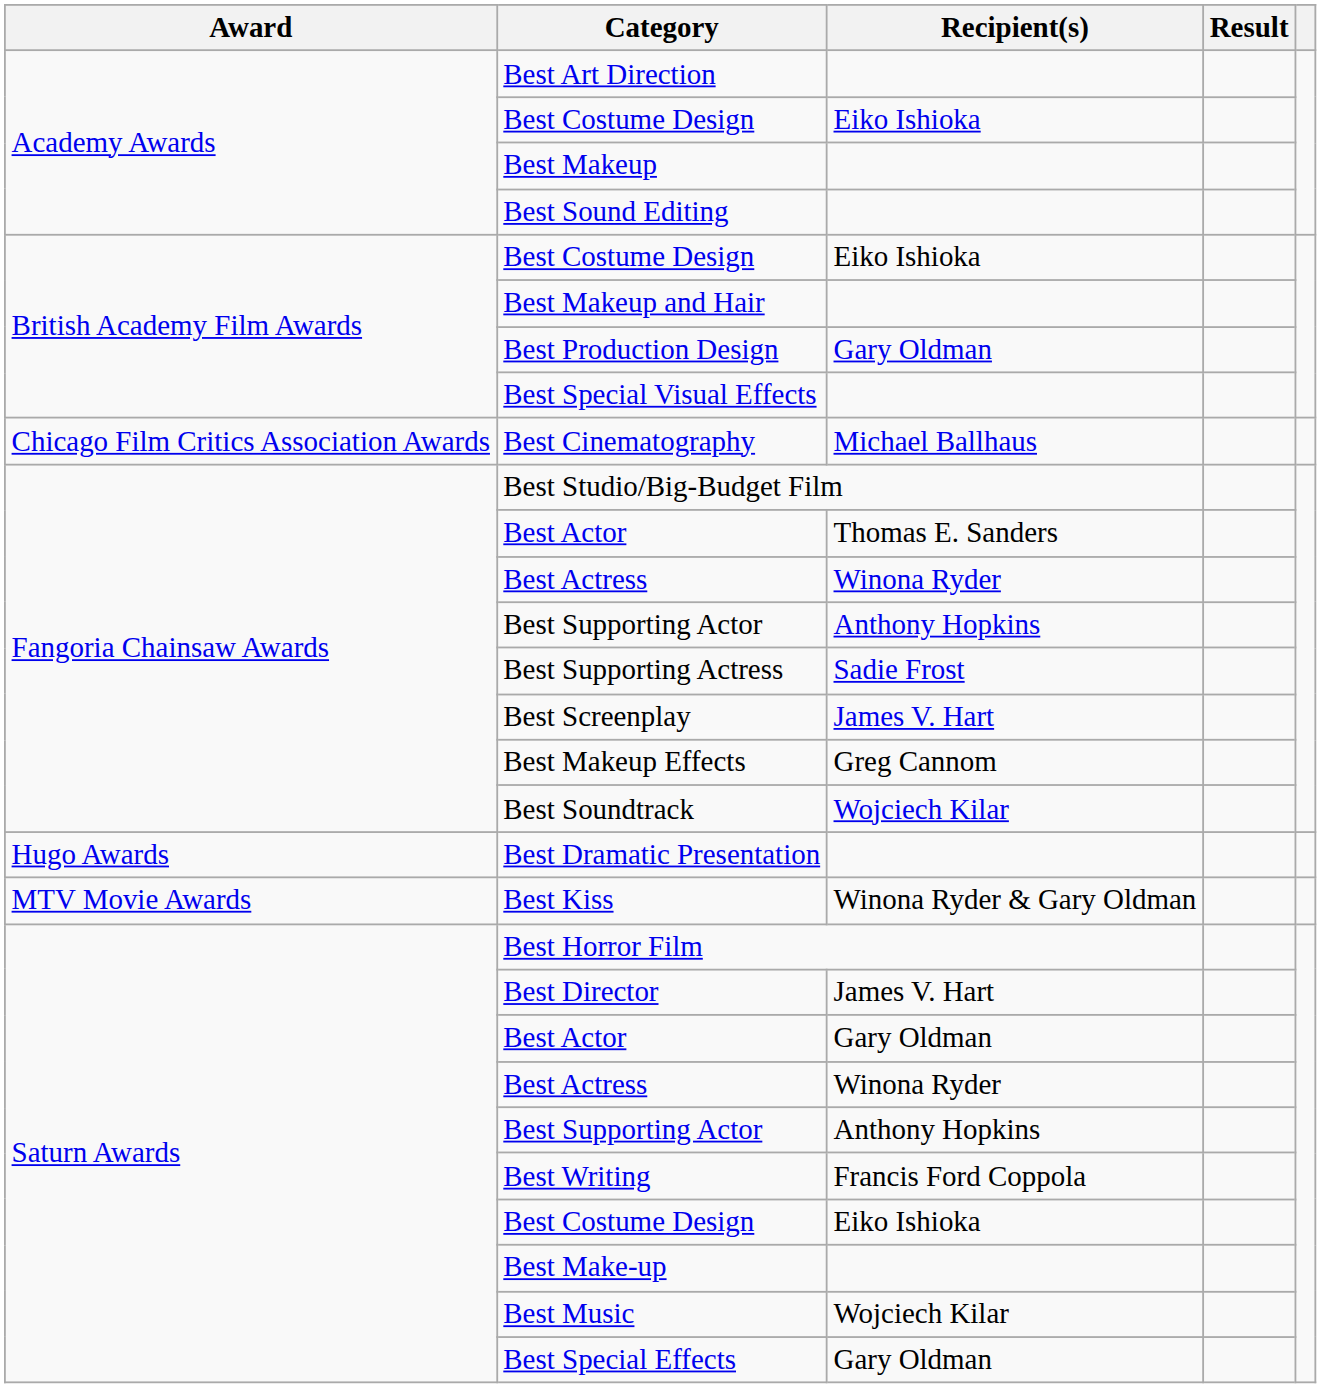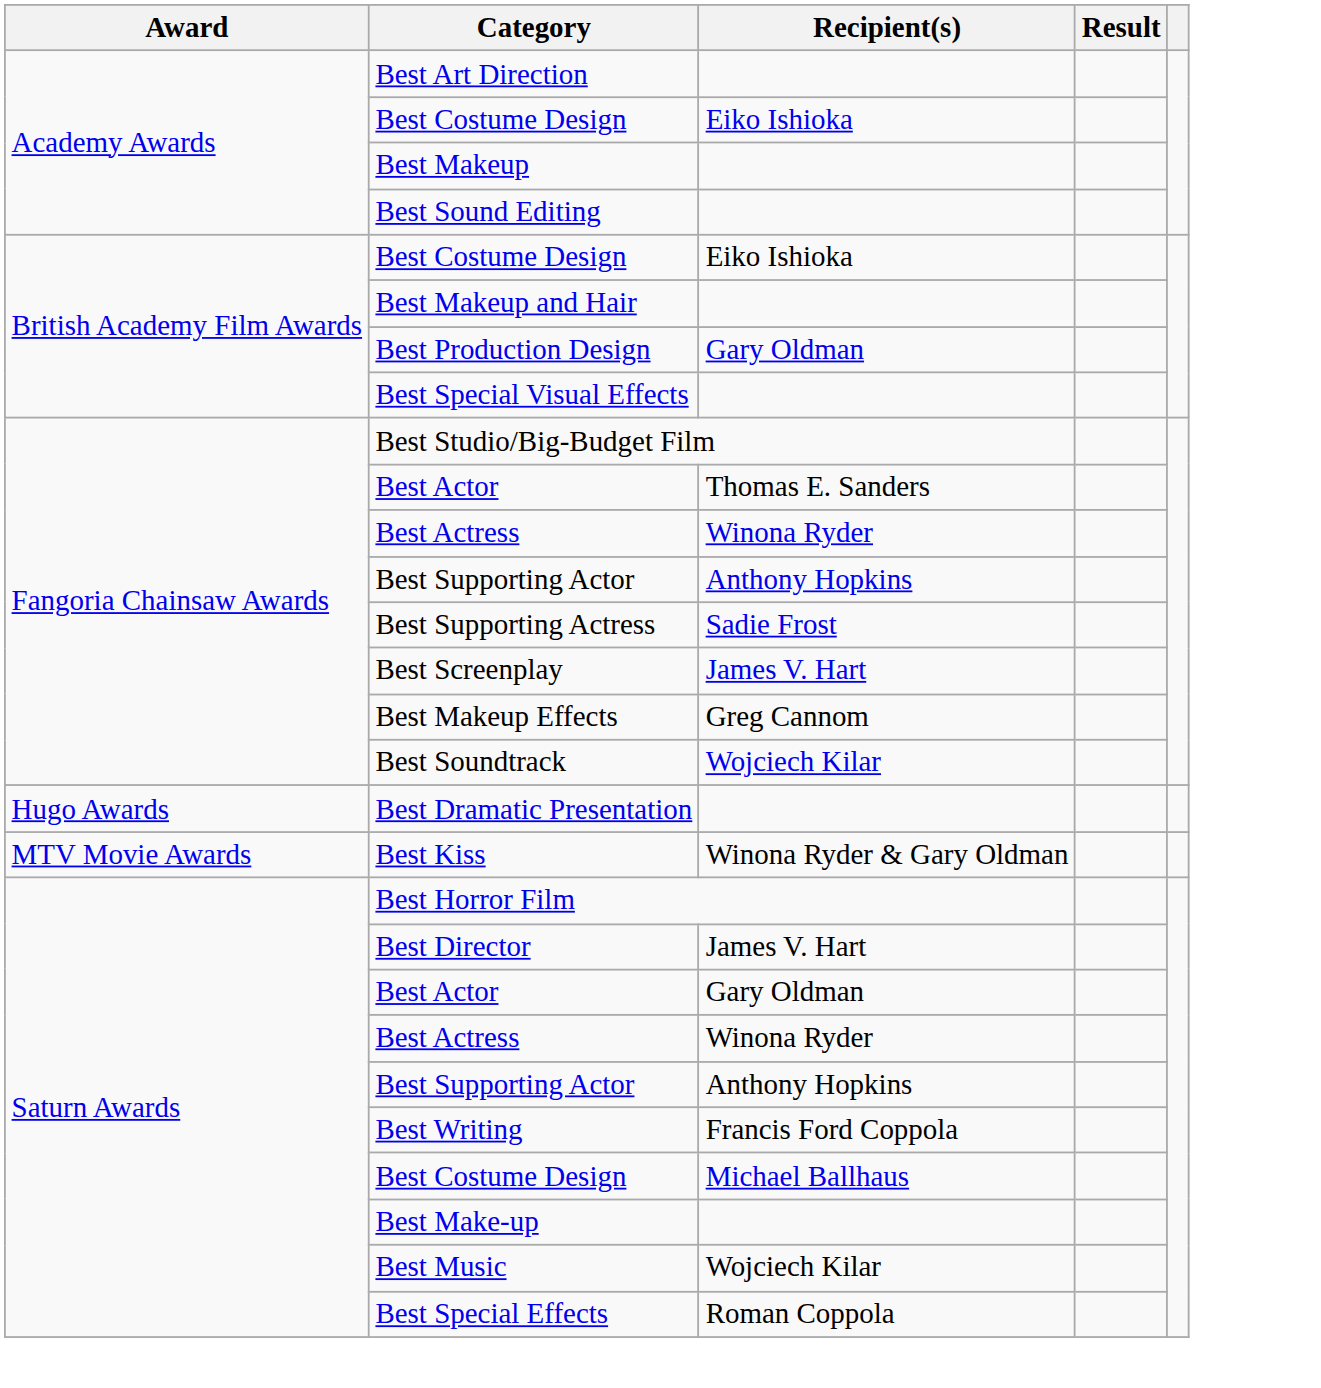- row: (251, 440)
(907, 1221) Eiko Ishioka -> (807, 1175) Michael Ballhaus
(913, 1359) Gary Oldman -> (800, 1313) Roman Coppola
